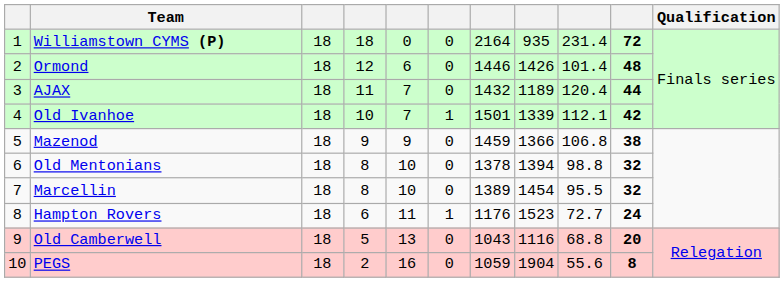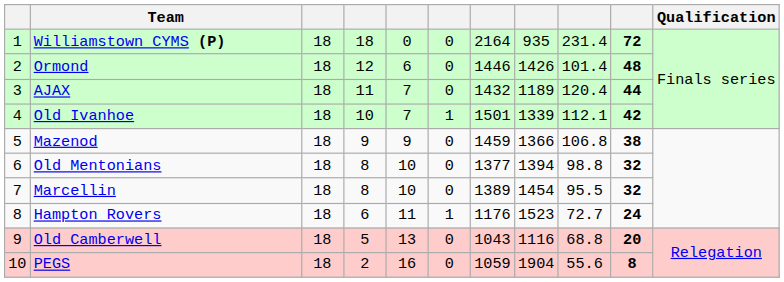(492, 166) 1378 -> (492, 166) 1377
